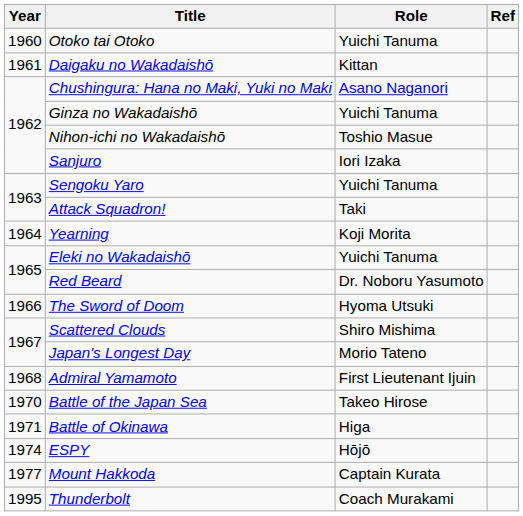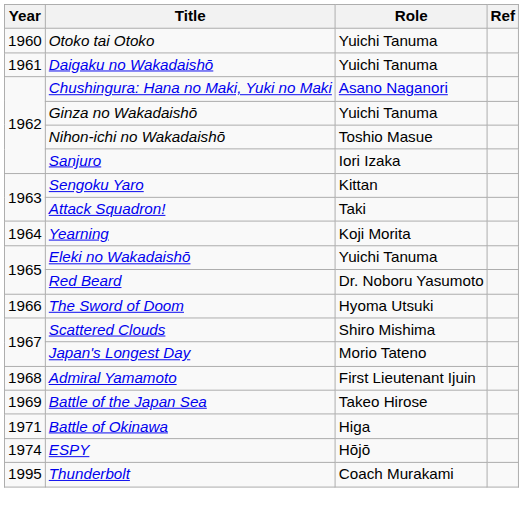(358, 64) Kittan -> (388, 64) Yuichi Tanuma
(388, 185) Yuichi Tanuma -> (358, 185) Kittan
(25, 402) 1970 -> (25, 402) 1969
- row: (102, 474)
